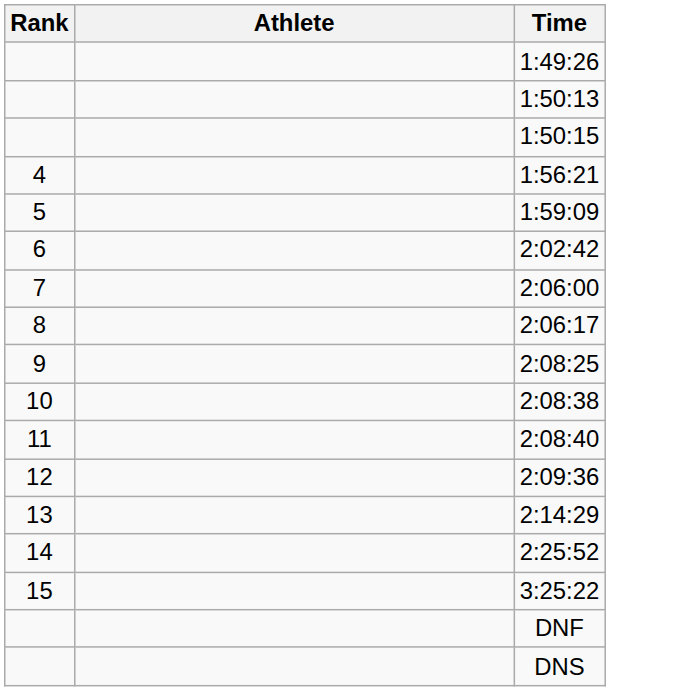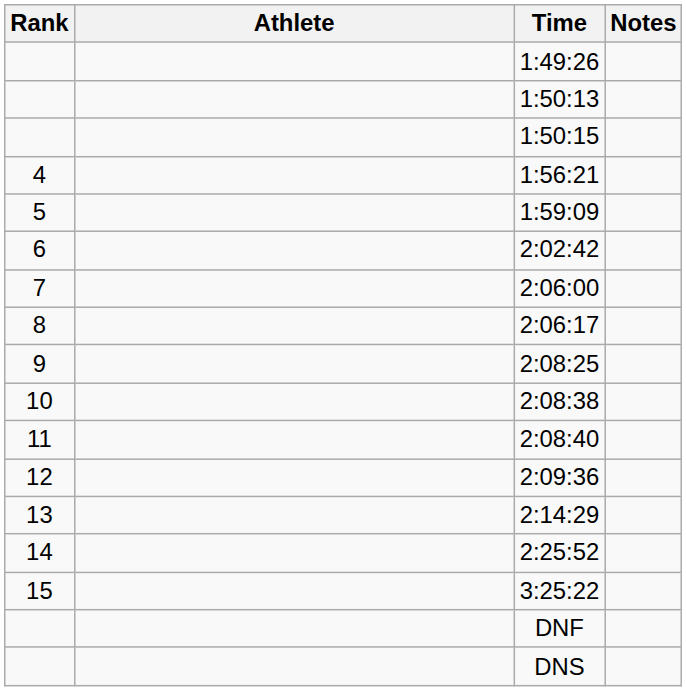+ column: (643, 23)
